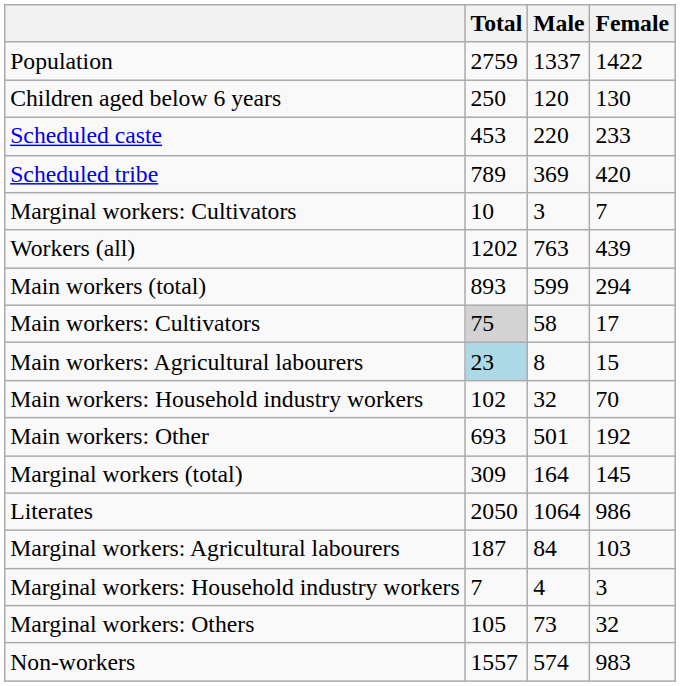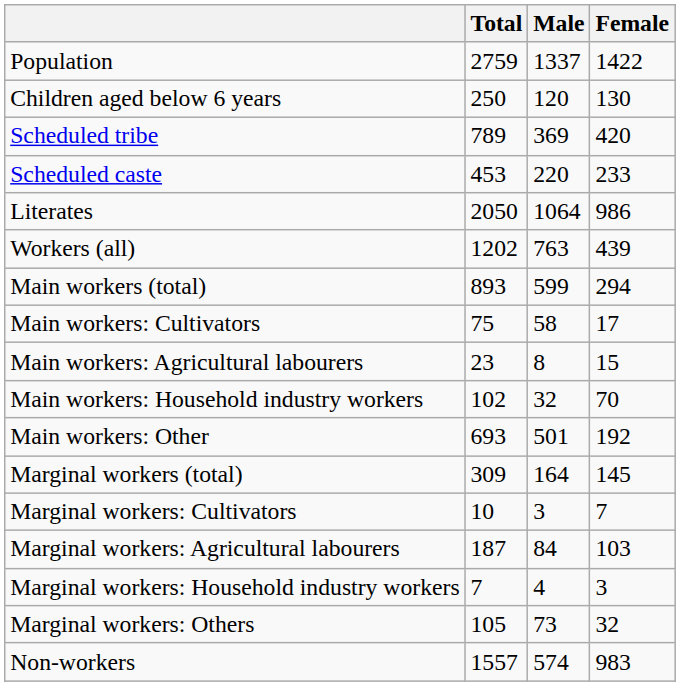rows swapped: (86, 135) <-> (84, 173)
rows swapped: (52, 511) <-> (153, 211)
(482, 323) lightgrey background -> (482, 323) no background
(482, 361) lightblue background -> (482, 361) no background
